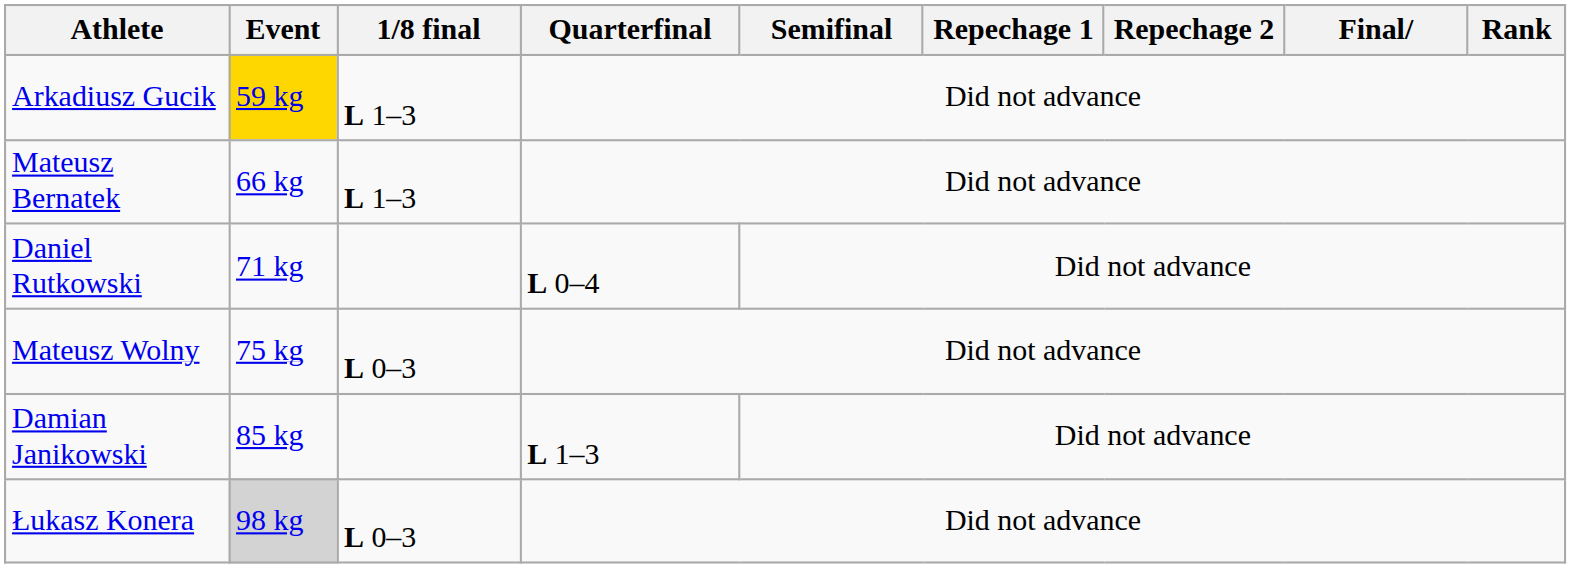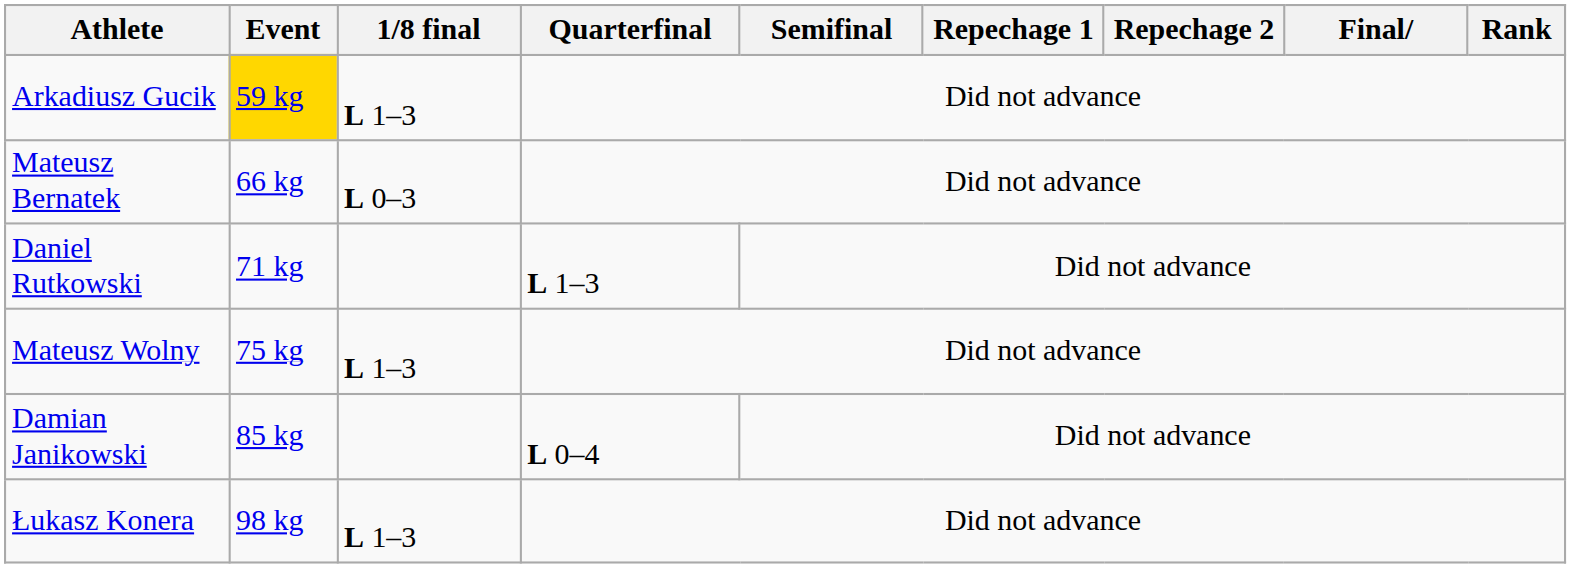(380, 199) L 1–3 -> (380, 199) L 0–3
(563, 283) L 0–4 -> (563, 283) L 1–3
(380, 368) L 0–3 -> (380, 368) L 1–3
(563, 453) L 1–3 -> (563, 453) L 0–4
(270, 520) lightgrey background -> (270, 520) no background
(380, 538) L 0–3 -> (380, 538) L 1–3
